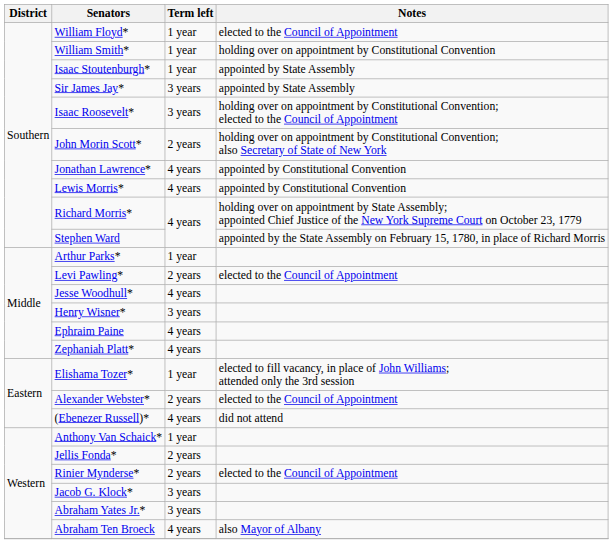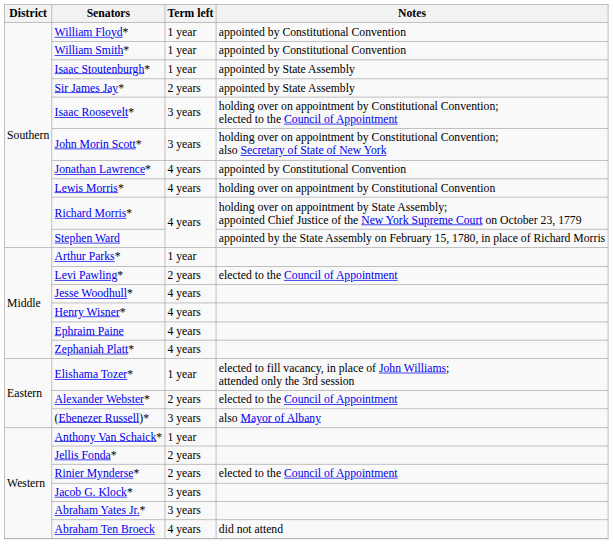(308, 32) elected to the Council of Appointment -> (312, 32) appointed by Constitutional Convention
(357, 50) holding over on appointment by Constitutional Convention -> (312, 50) appointed by Constitutional Convention
(184, 87) 3 years -> (184, 87) 2 years
(184, 144) 2 years -> (184, 144) 3 years
(312, 188) appointed by Constitutional Convention -> (357, 188) holding over on appointment by Constitutional Convention
(184, 312) 3 years -> (184, 312) 4 years
(184, 418) 4 years -> (184, 418) 3 years
(251, 418) did not attend -> (270, 418) also Mayor of Albany
(270, 529) also Mayor of Albany -> (251, 529) did not attend
